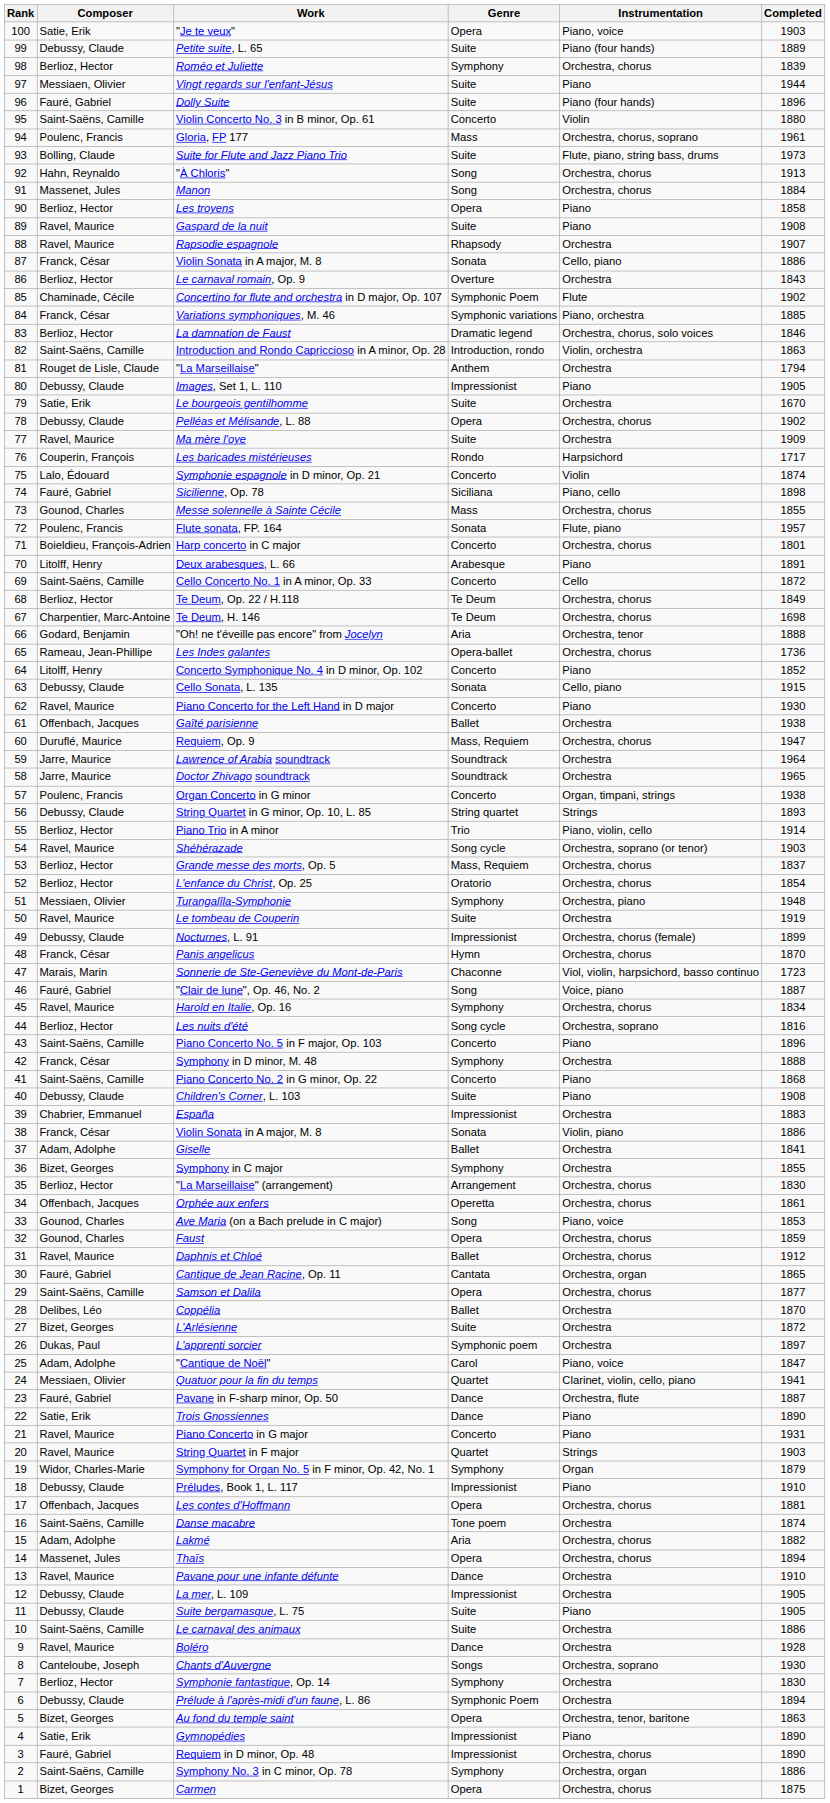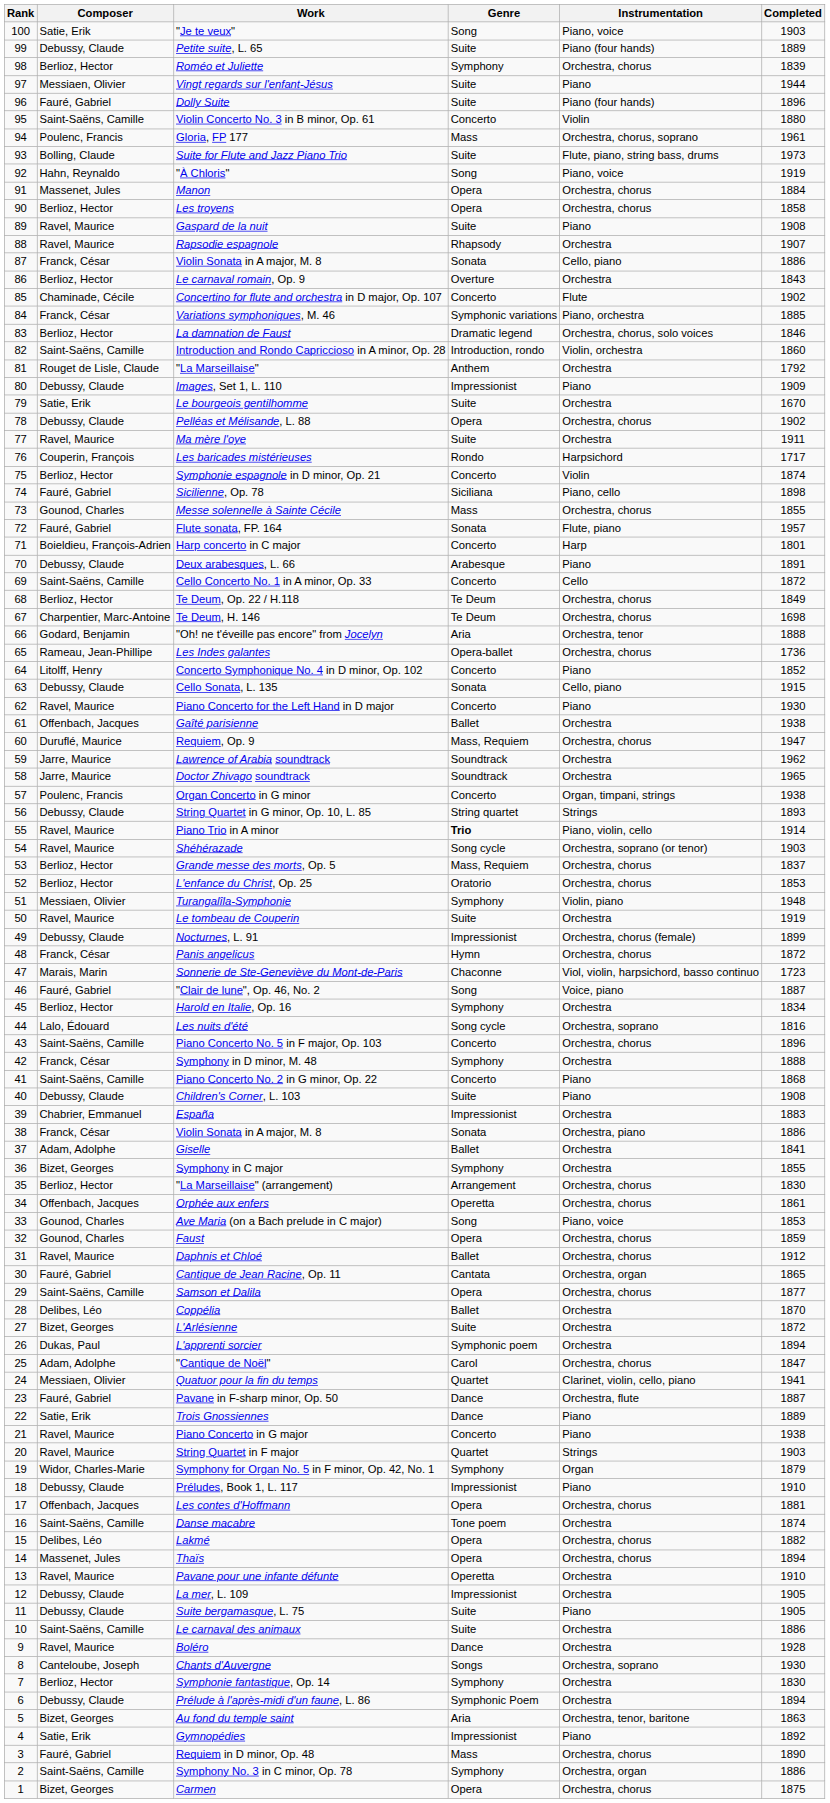(466, 31) Opera -> (464, 31) Song
(607, 173) Orchestra, chorus -> (593, 173) Piano, voice
(793, 173) 1913 -> (793, 173) 1919
(464, 191) Song -> (466, 191) Opera
(577, 208) Piano -> (607, 208) Orchestra, chorus
(495, 297) Symphonic Poem -> (473, 297) Concerto
(793, 350) 1863 -> (793, 350) 1860
(793, 368) 1794 -> (793, 368) 1792
(793, 386) 1905 -> (793, 386) 1909
(793, 439) 1909 -> (793, 439) 1911
(74, 475) Lalo, Édouard -> (76, 475) Berlioz, Hector
(81, 528) Poulenc, Francis -> (75, 528) Fauré, Gabriel
(607, 546) Orchestra, chorus -> (575, 546) Harp
(71, 564) Litolff, Henry -> (82, 564) Debussy, Claude
(793, 759) 1964 -> (793, 759) 1962
(76, 830) Berlioz, Hector -> (77, 830) Ravel, Maurice
(460, 830) normal -> (461, 830) bold
(793, 883) 1854 -> (793, 883) 1853
(604, 901) Orchestra, piano -> (593, 901) Violin, piano
(793, 954) 1870 -> (793, 954) 1872
(77, 1008) Ravel, Maurice -> (76, 1008) Berlioz, Hector
(607, 1008) Orchestra, chorus -> (587, 1008) Orchestra
(76, 1025) Berlioz, Hector -> (74, 1025) Lalo, Édouard
(577, 1043) Piano -> (607, 1043) Orchestra, chorus
(593, 1132) Violin, piano -> (604, 1132) Orchestra, piano
(793, 1345) 1897 -> (793, 1345) 1894
(593, 1363) Piano, voice -> (607, 1363) Orchestra, chorus
(793, 1416) 1890 -> (793, 1416) 1889
(793, 1434) 1931 -> (793, 1434) 1938
(77, 1540) Adam, Adolphe -> (71, 1540) Delibes, Léo
(461, 1540) Aria -> (466, 1540) Opera
(467, 1576) Dance -> (473, 1576) Operetta
(466, 1718) Opera -> (461, 1718) Aria
(793, 1736) 1890 -> (793, 1736) 1892
(484, 1754) Impressionist -> (464, 1754) Mass
